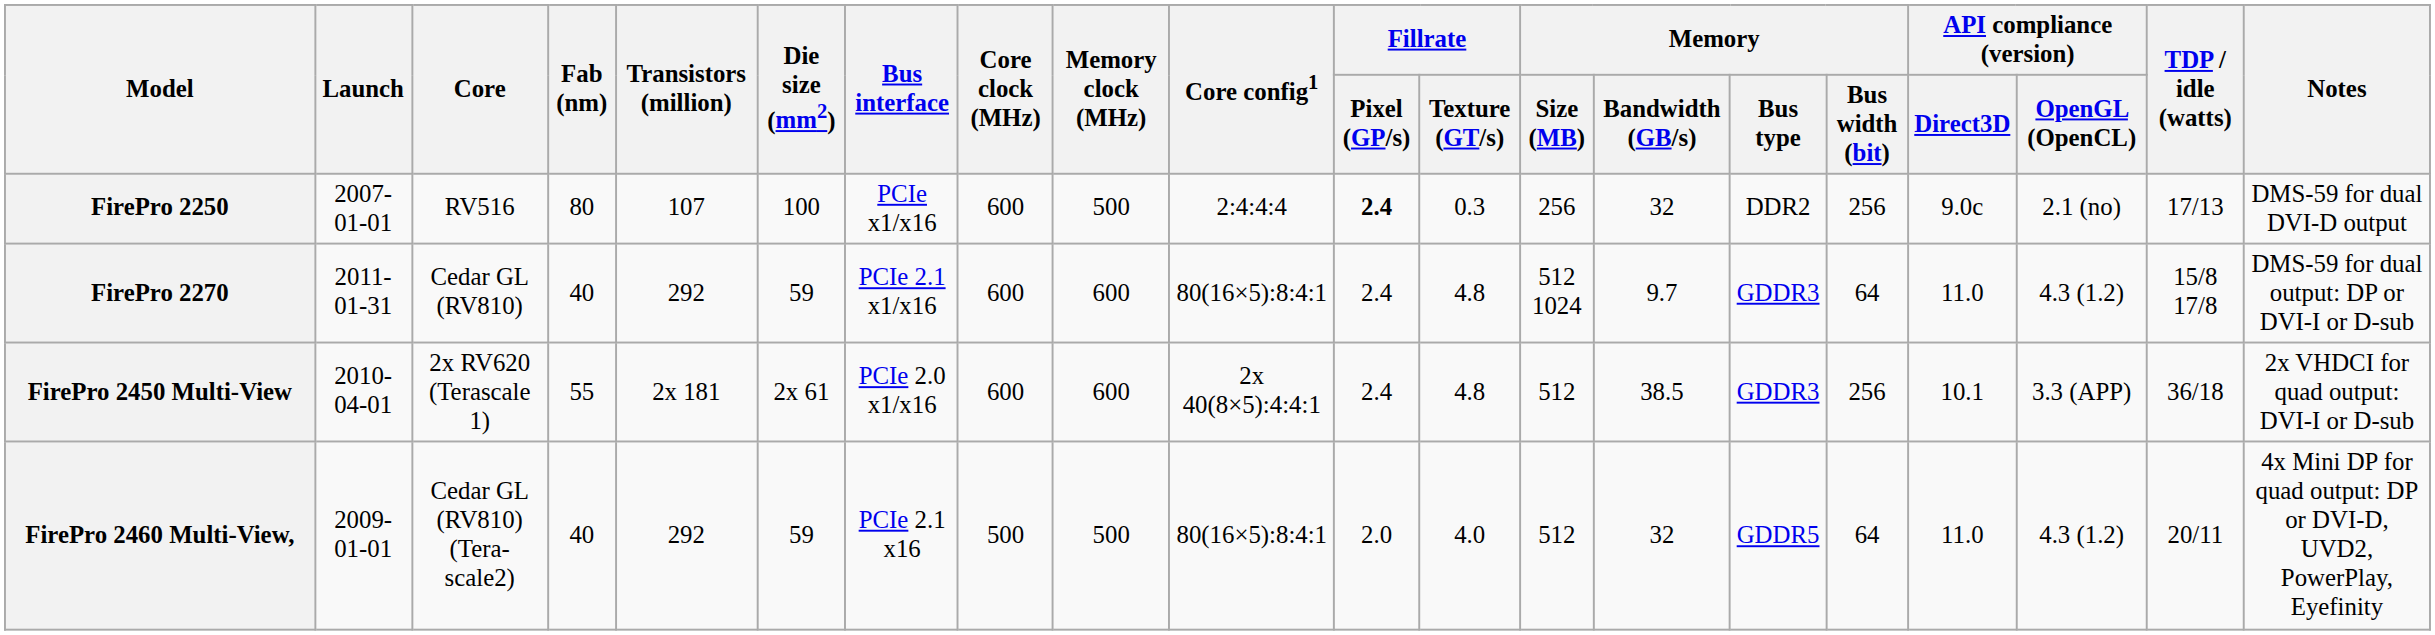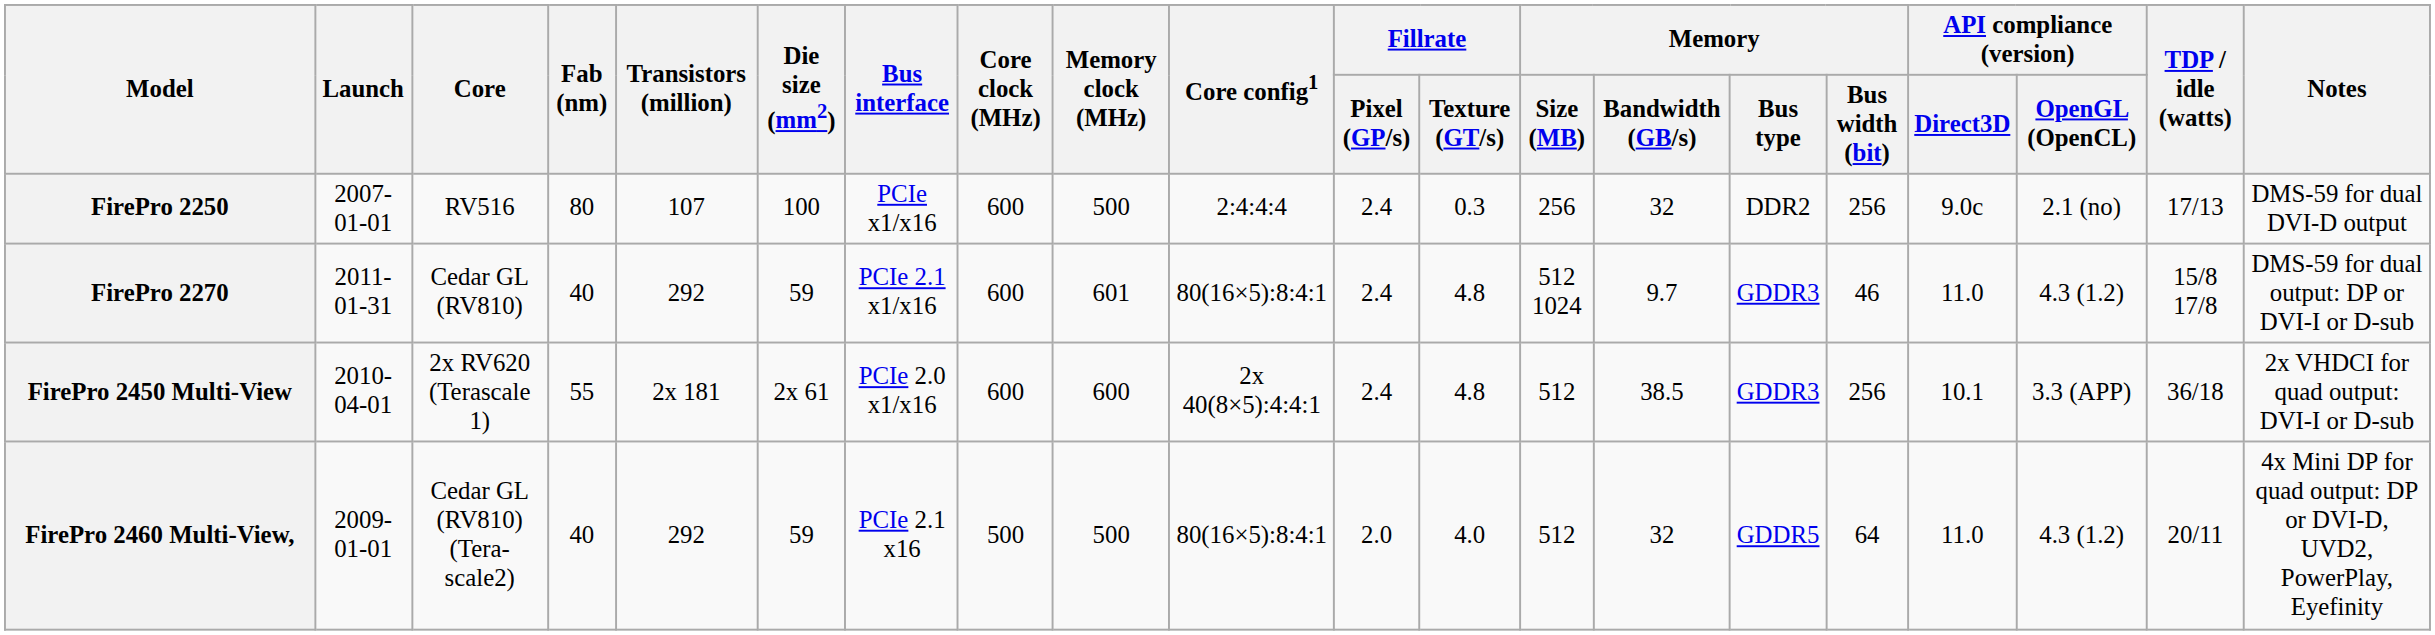(1377, 208) bold -> (1377, 208) normal
(1111, 293) 600 -> (1111, 293) 601
(1867, 293) 64 -> (1867, 293) 46
